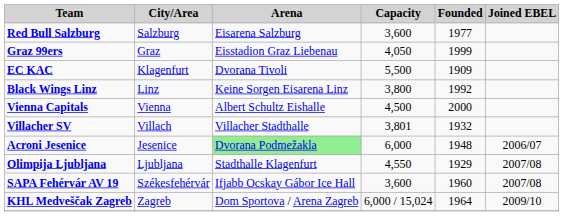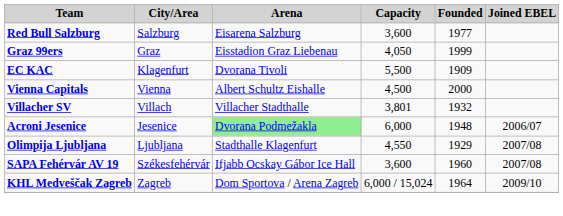- row: (52, 88)
